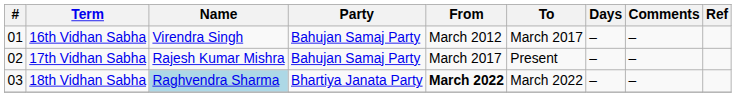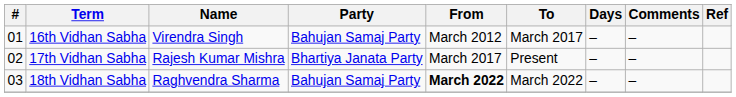(356, 59) Bahujan Samaj Party -> (357, 59) Bhartiya Janata Party
(216, 80) lightblue background -> (216, 80) no background
(357, 80) Bhartiya Janata Party -> (356, 80) Bahujan Samaj Party
